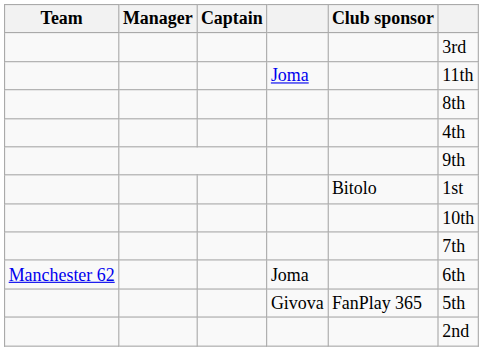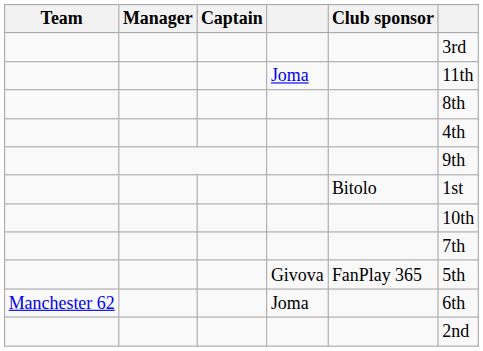rows swapped: (62, 274) <-> (62, 303)
